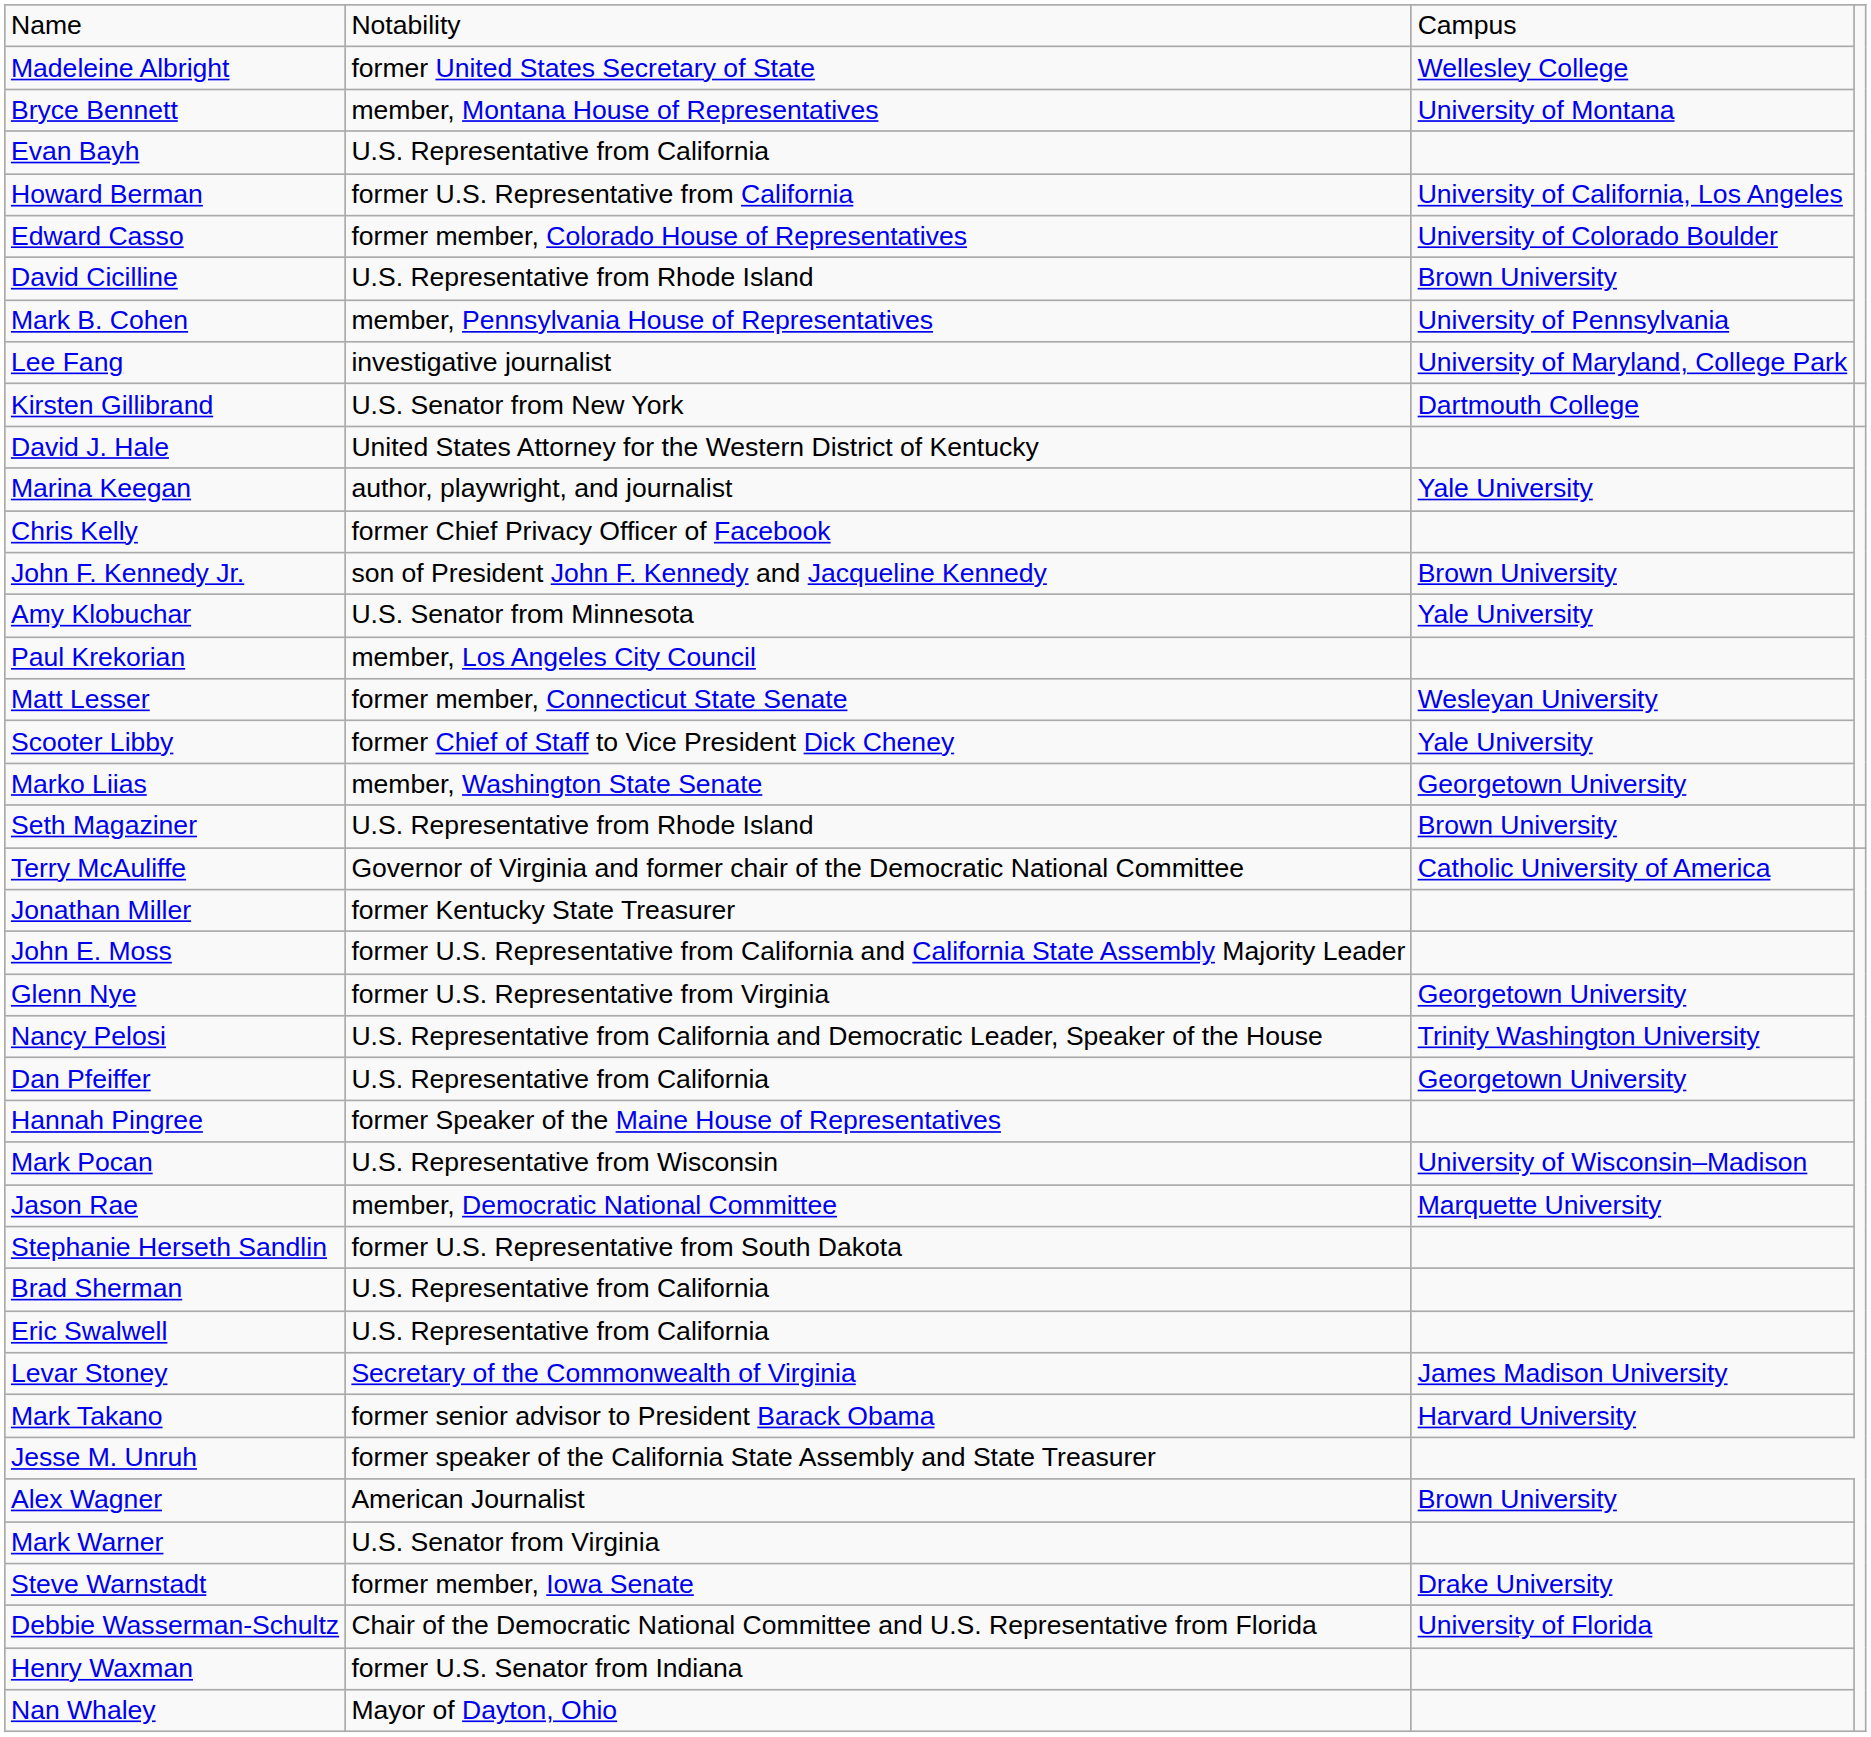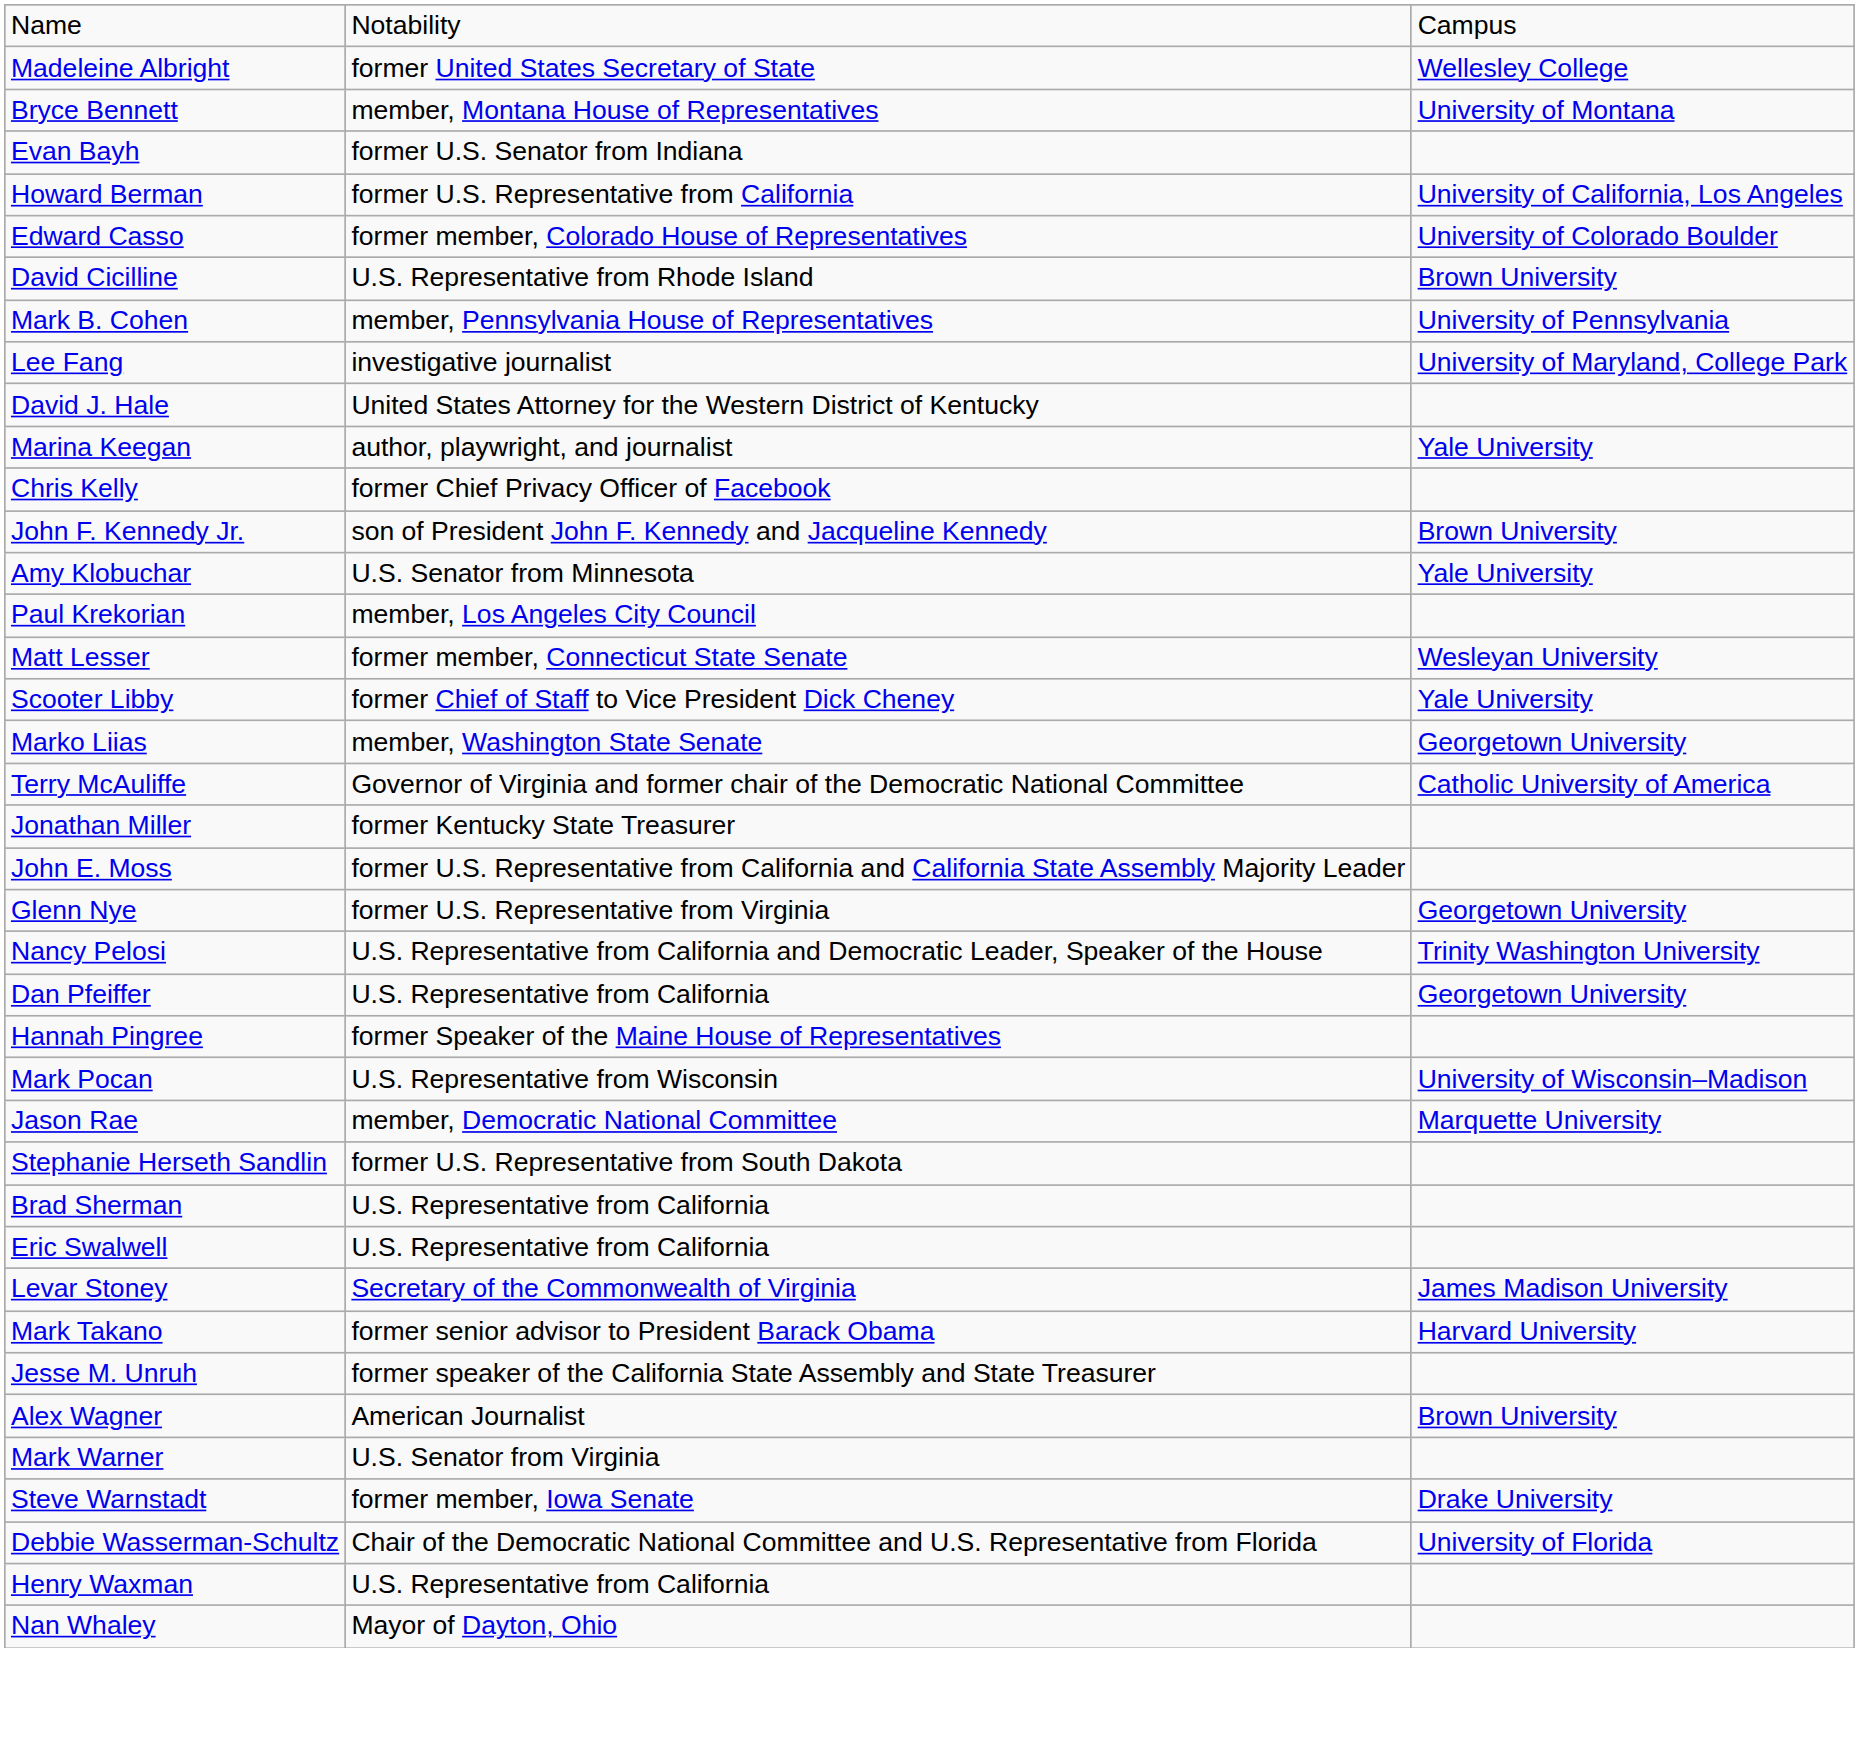(560, 151) U.S. Representative from California -> (547, 151) former U.S. Senator from Indiana
- row: (112, 404)
- row: (104, 825)
(547, 1668) former U.S. Senator from Indiana -> (560, 1584) U.S. Representative from California
